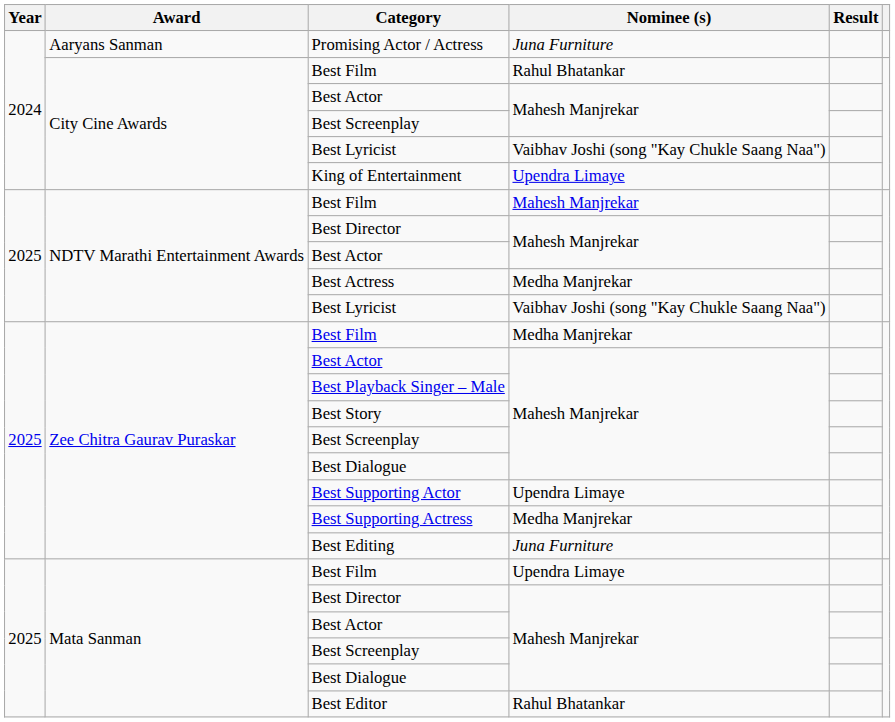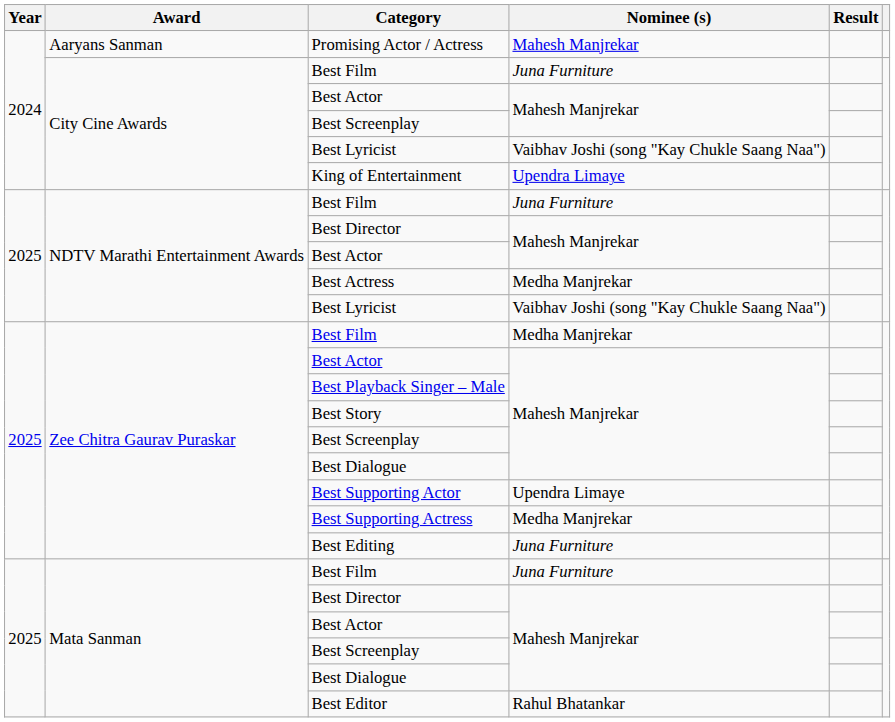(563, 44) Juna Furniture -> (576, 44) Mahesh Manjrekar
(569, 70) Rahul Bhatankar -> (563, 70) Juna Furniture
(576, 202) Mahesh Manjrekar -> (563, 202) Juna Furniture
(569, 571) Upendra Limaye -> (563, 571) Juna Furniture
